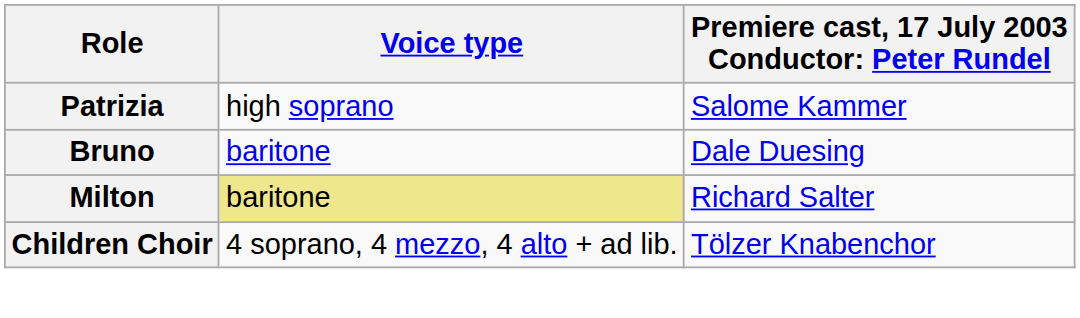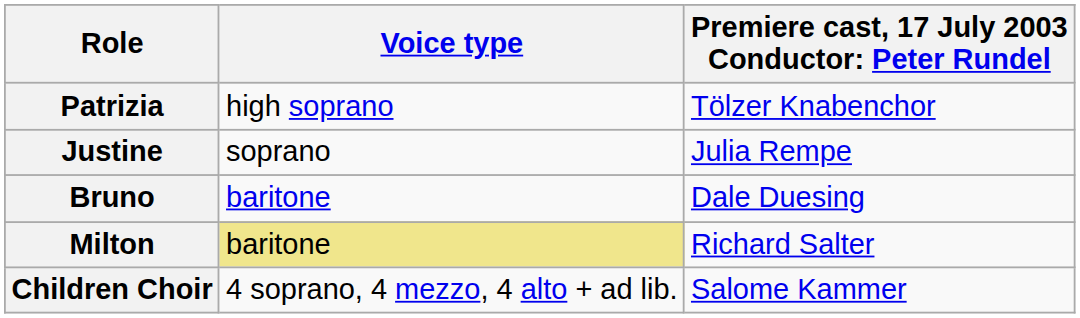(799, 105) Salome Kammer -> (813, 105) Tölzer Knabenchor
+ row: (112, 151)
(813, 243) Tölzer Knabenchor -> (799, 289) Salome Kammer
